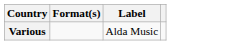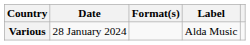+ column: (90, 13)
